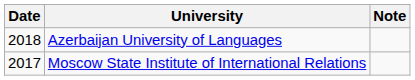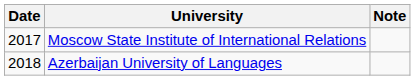rows swapped: (207, 63) <-> (165, 39)
